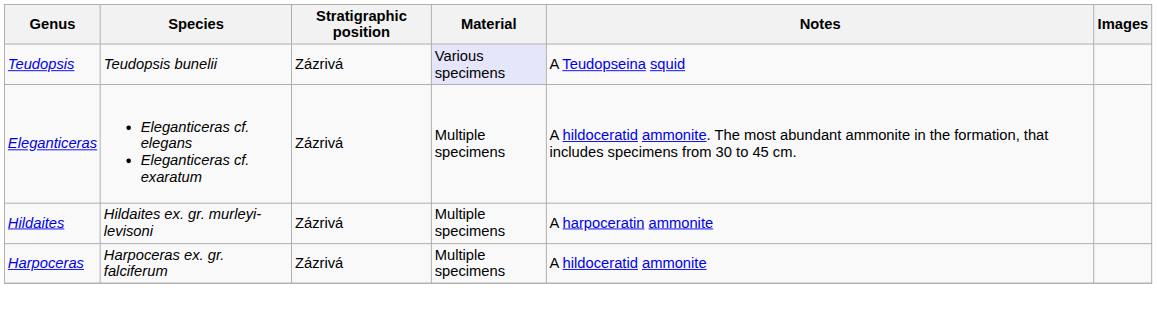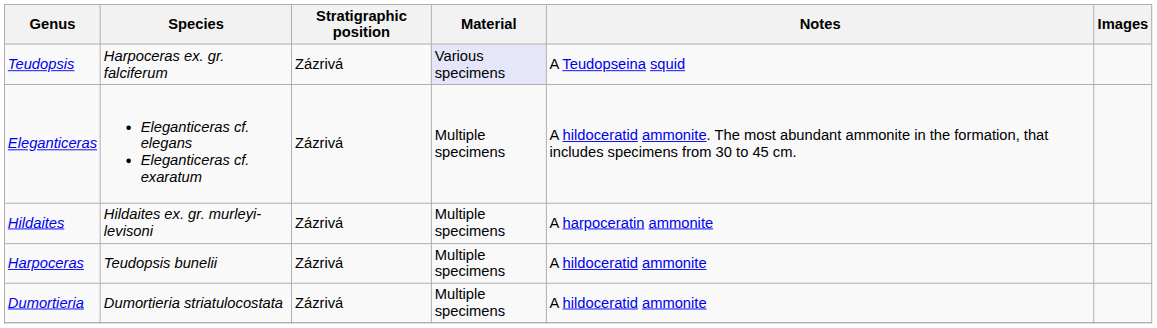(160, 64) Teudopsis bunelii -> (164, 64) Harpoceras ex. gr. falciferum
(164, 263) Harpoceras ex. gr. falciferum -> (160, 263) Teudopsis bunelii
+ row: (46, 303)
